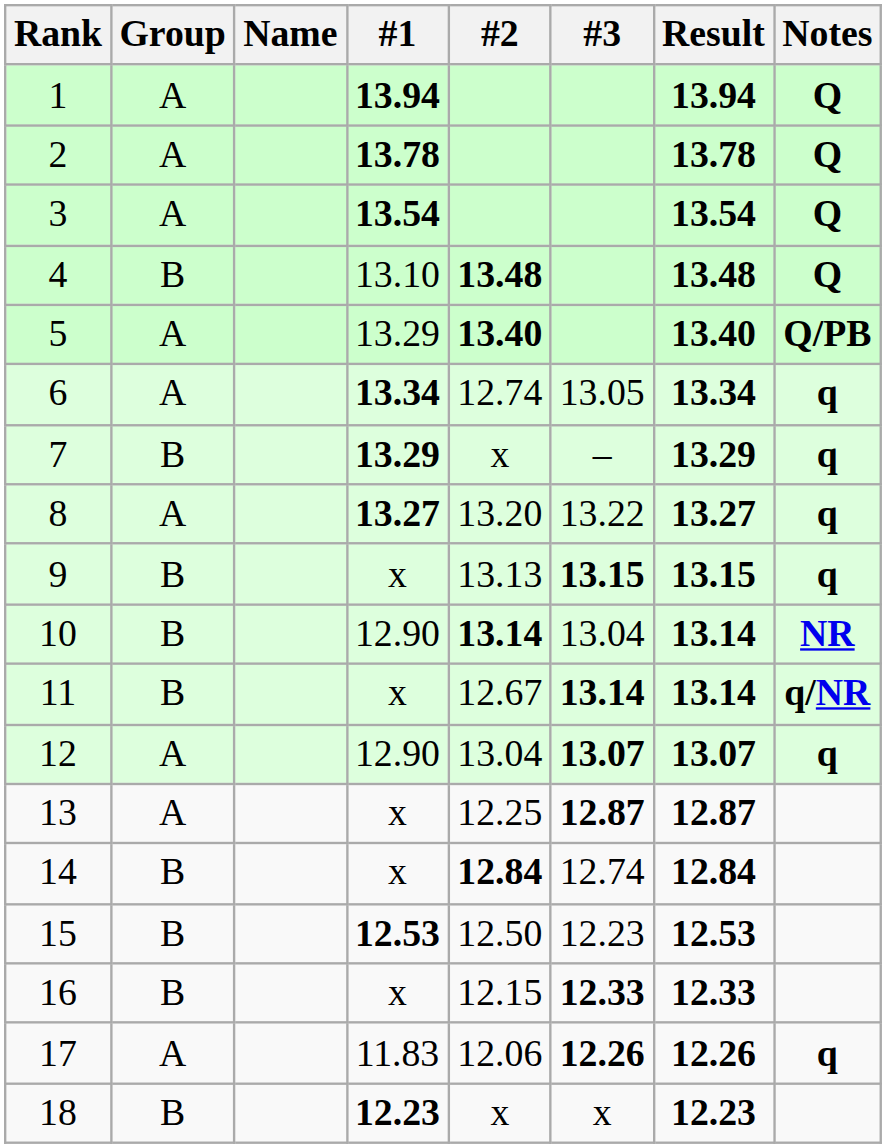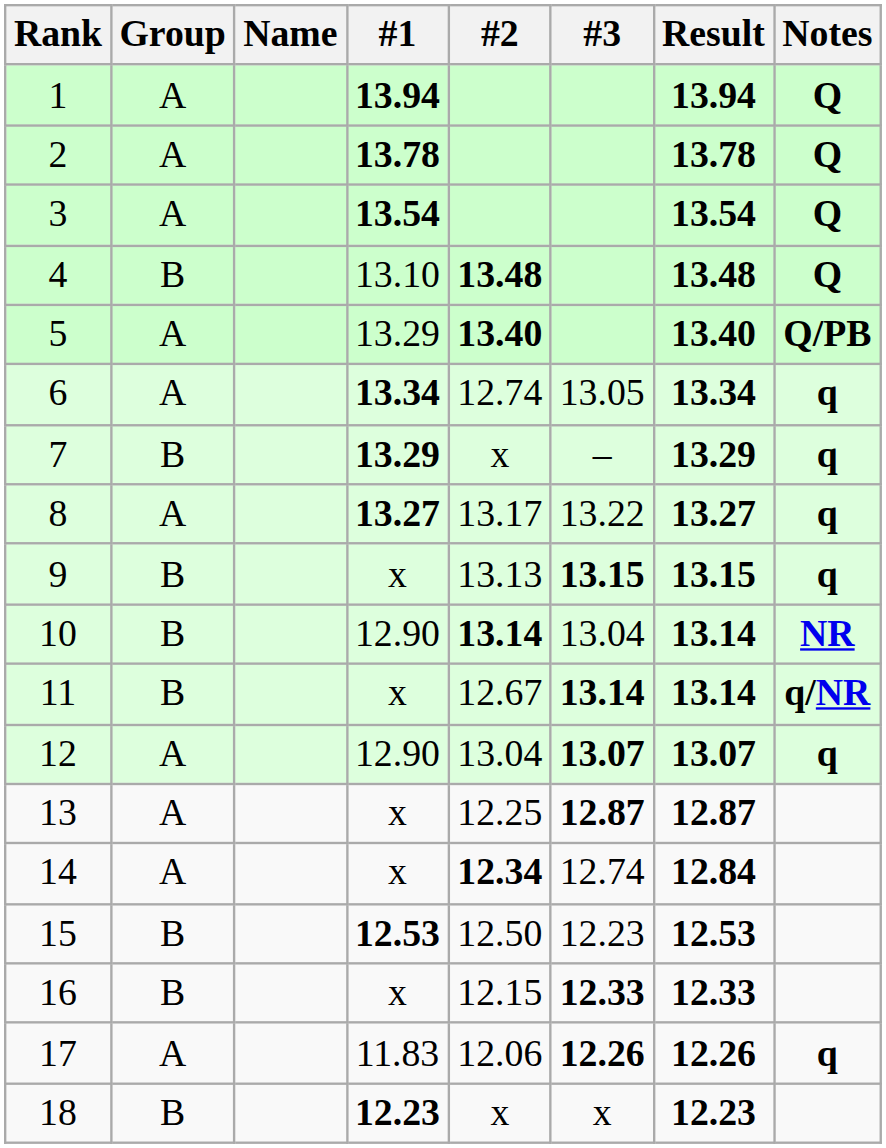(500, 513) 13.20 -> (500, 513) 13.17
(173, 872) B -> (173, 872) A
(500, 872) 12.84 -> (500, 872) 12.34
